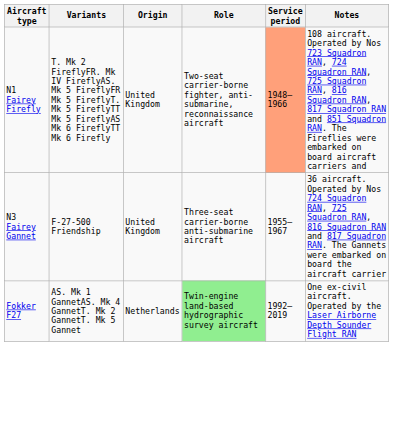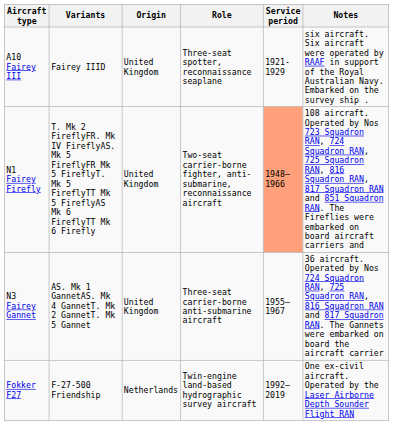+ row: (21, 67)
(76, 227) F-27-500 Friendship -> (83, 306) AS. Mk 1 GannetAS. Mk 4 GannetT. Mk 2 GannetT. Mk 5 Gannet
(86, 311) AS. Mk 1 GannetAS. Mk 4 GannetT. Mk 2 GannetT. Mk 5 Gannet -> (76, 390) F-27-500 Friendship
(221, 311) lightgreen background -> (219, 390) no background
